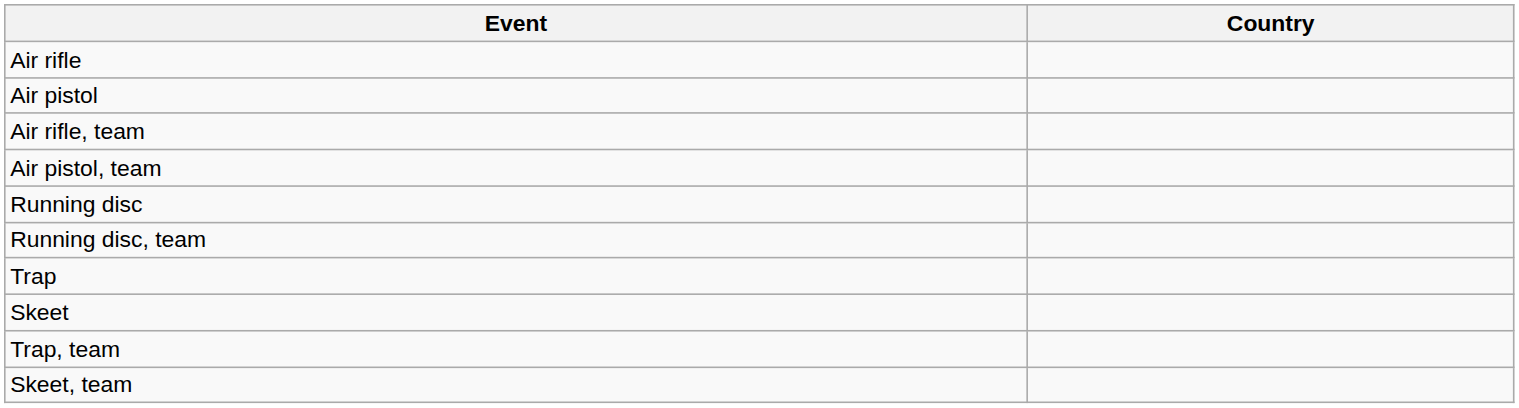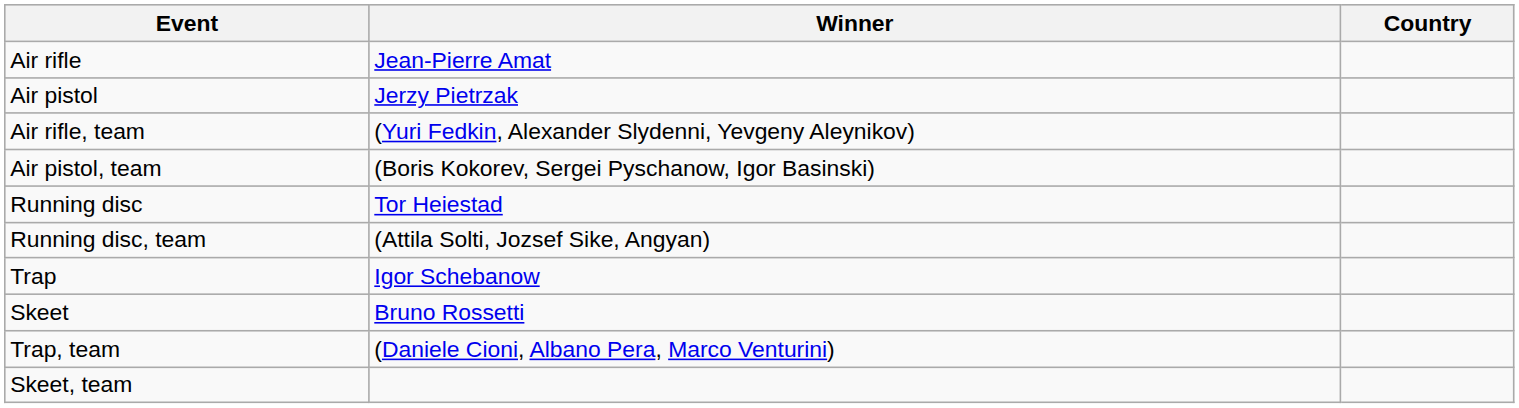+ column: (855, 23)
